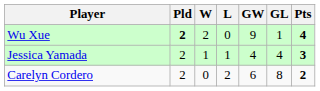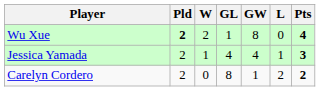columns swapped: (228, 14) <-> (279, 14)
(253, 34) 9 -> (255, 34) 8
(253, 75) 6 -> (255, 75) 1
